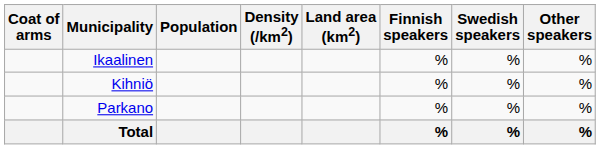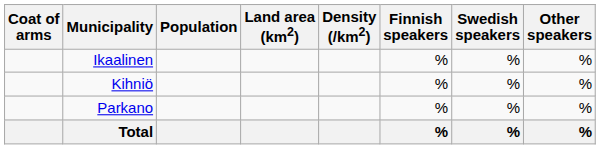columns swapped: (341, 27) <-> (271, 27)
